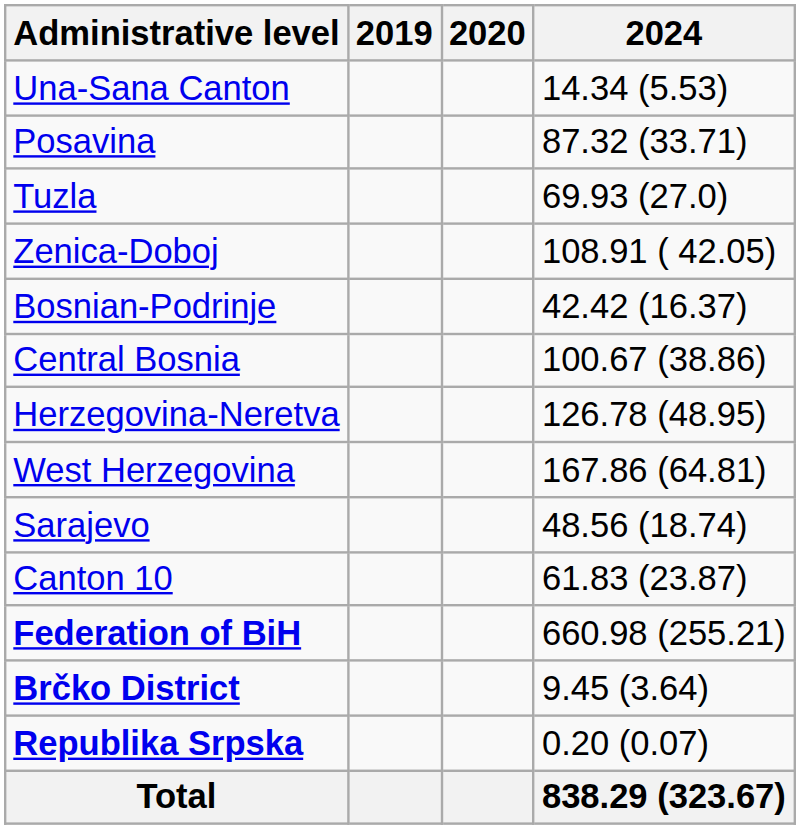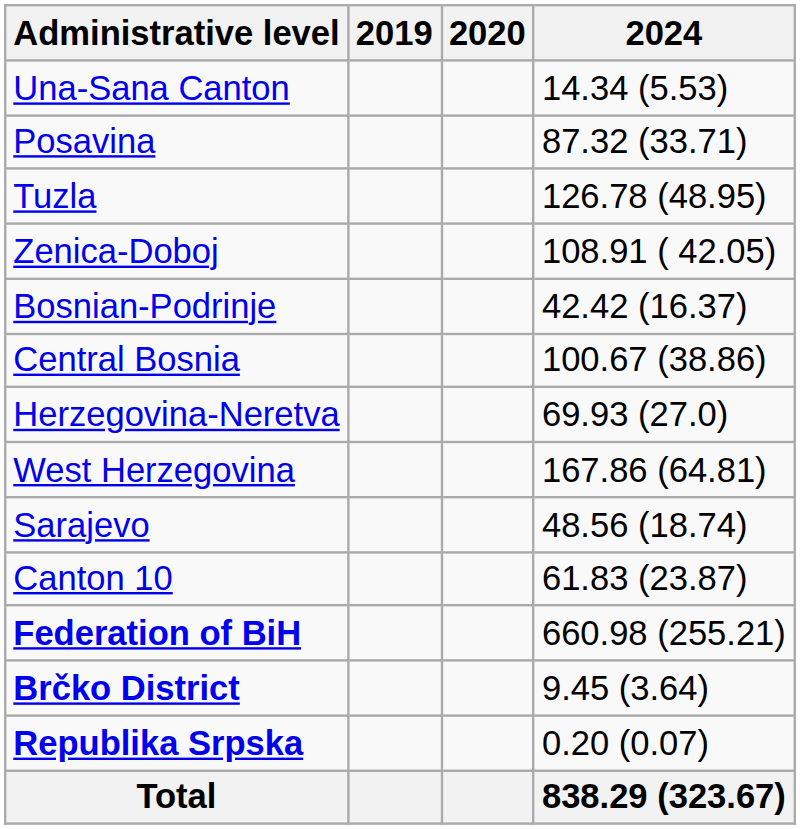(635, 197) 69.93 (27.0) -> (654, 197) 126.78 (48.95)
(654, 415) 126.78 (48.95) -> (635, 415) 69.93 (27.0)
